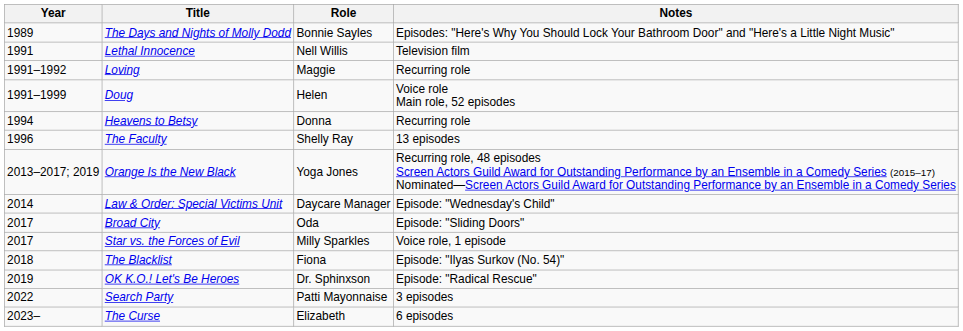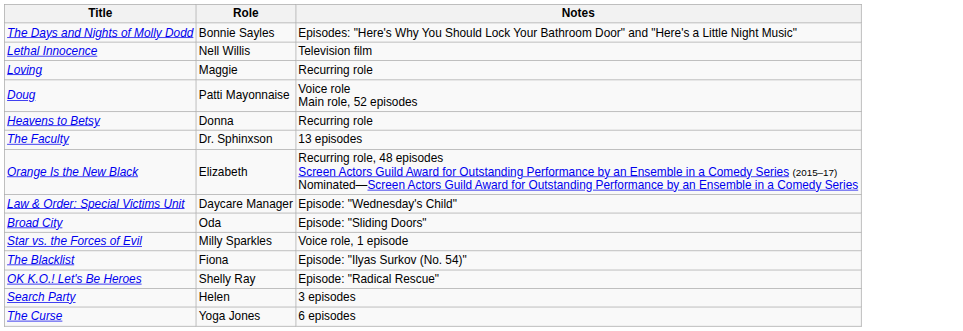- column: (53, 13)
(312, 95) Helen -> (244, 95) Patti Mayonnaise
(325, 139) Shelly Ray -> (236, 139) Dr. Sphinxson
(327, 171) Yoga Jones -> (223, 171) Elizabeth
(333, 279) Dr. Sphinxson -> (227, 279) Shelly Ray
(342, 297) Patti Mayonnaise -> (214, 297) Helen
(321, 316) Elizabeth -> (230, 316) Yoga Jones
